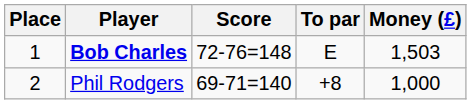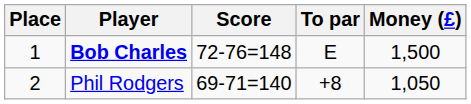(415, 51) 1,503 -> (415, 51) 1,500
(415, 83) 1,000 -> (415, 83) 1,050
